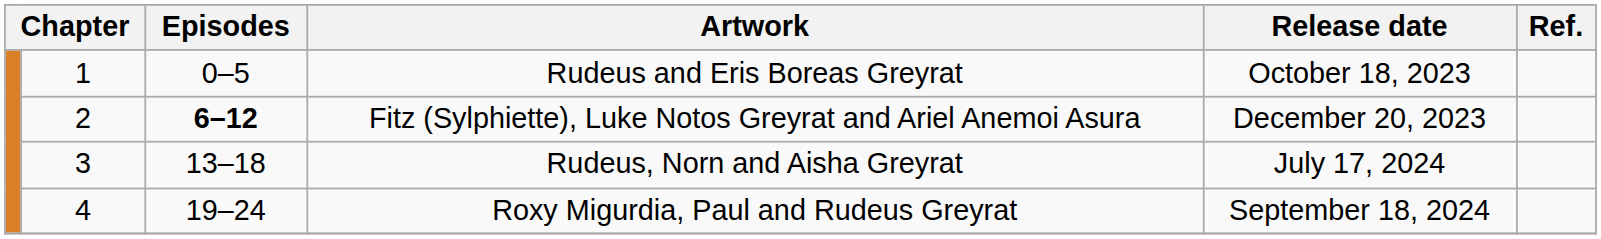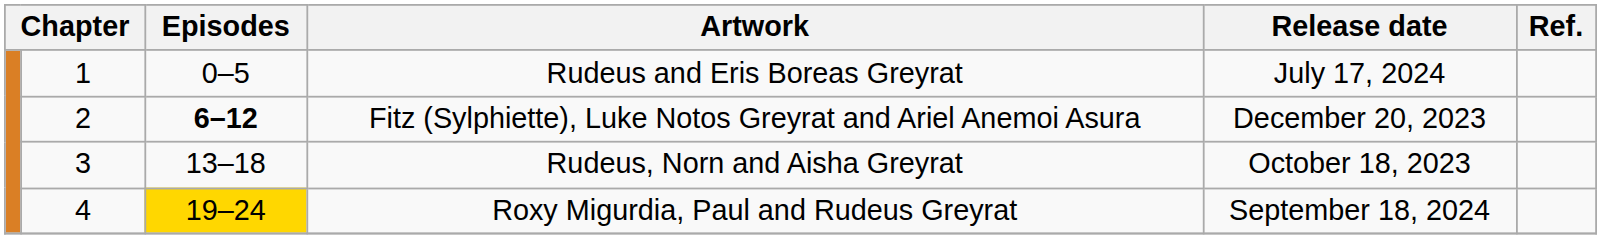(1360, 73) October 18, 2023 -> (1360, 73) July 17, 2024
(1360, 164) July 17, 2024 -> (1360, 164) October 18, 2023
(226, 210) no background -> (226, 210) gold background
